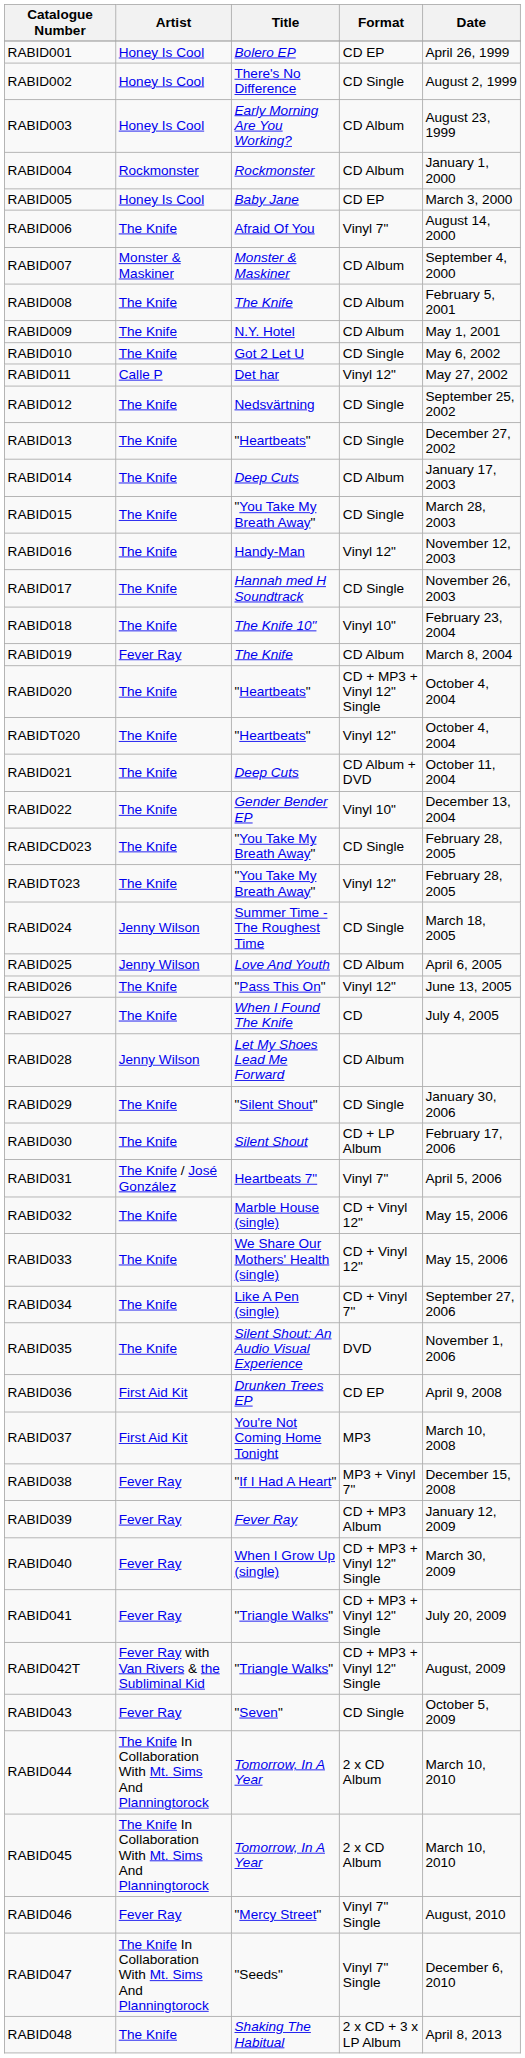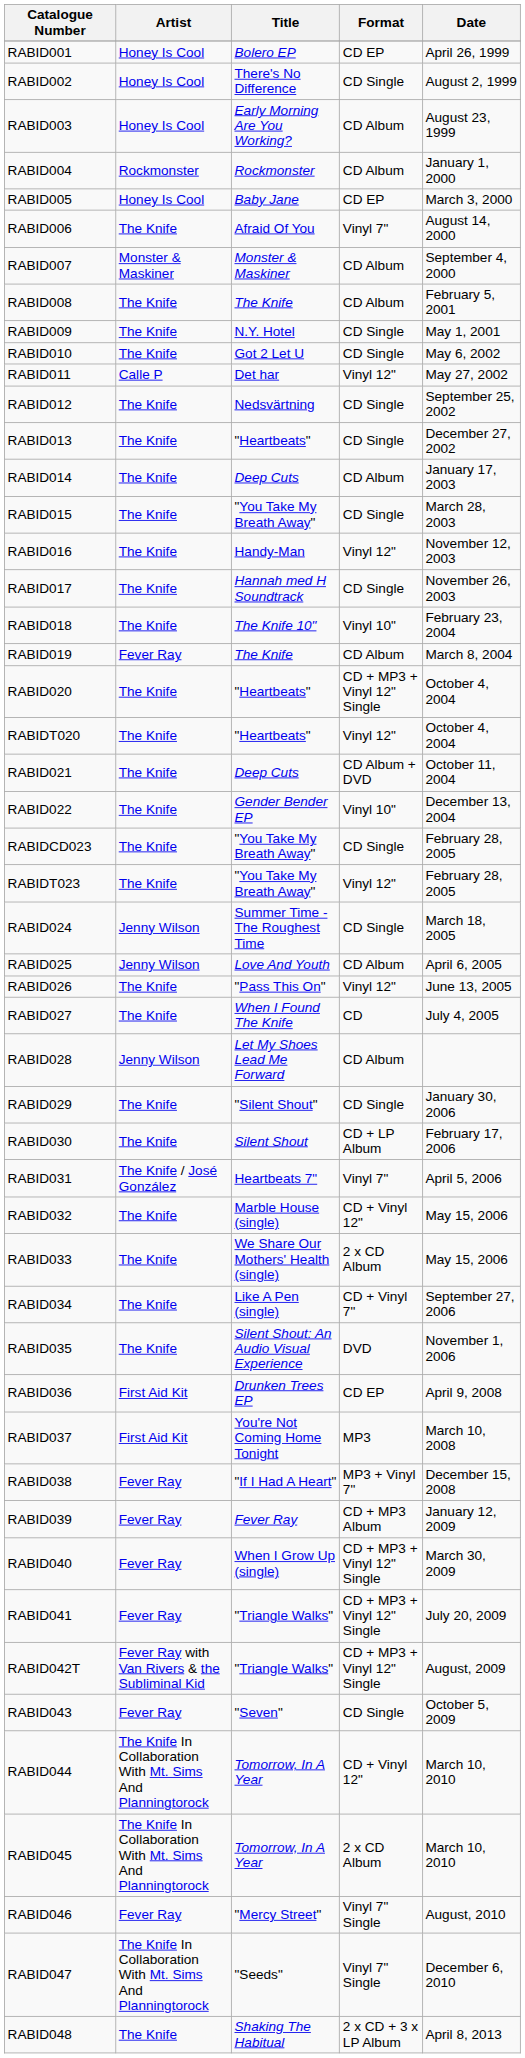(373, 331) CD Album -> (373, 331) CD Single
(375, 1259) CD + Vinyl 12" -> (364, 1259) 2 x CD Album
(364, 1772) 2 x CD Album -> (375, 1772) CD + Vinyl 12"
